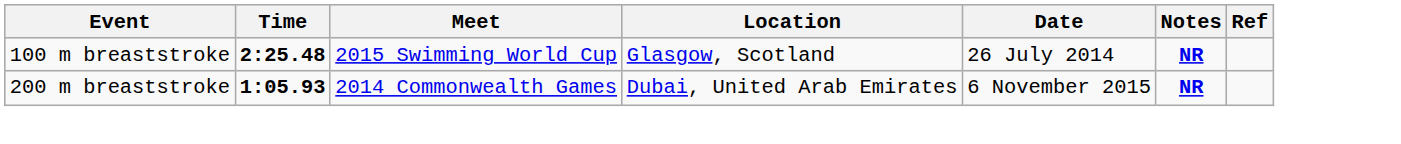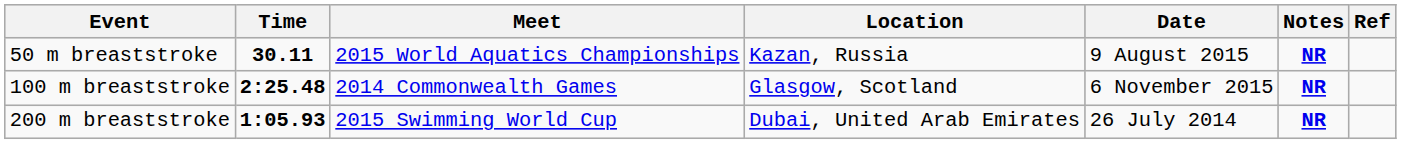+ row: (114, 55)
(476, 55) 2015 Swimming World Cup -> (476, 88) 2014 Commonwealth Games
(1041, 55) 26 July 2014 -> (1182, 88) 6 November 2015
(476, 88) 2014 Commonwealth Games -> (476, 121) 2015 Swimming World Cup
(1059, 88) 6 November 2015 -> (1163, 121) 26 July 2014
